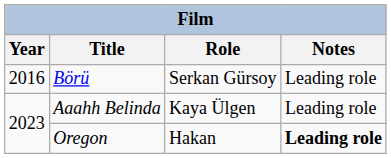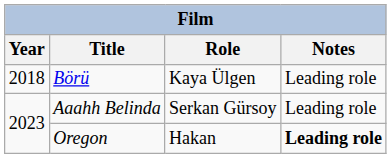(27, 79) 2016 -> (27, 79) 2018
(223, 79) Serkan Gürsoy -> (212, 79) Kaya Ülgen
(212, 108) Kaya Ülgen -> (223, 108) Serkan Gürsoy
